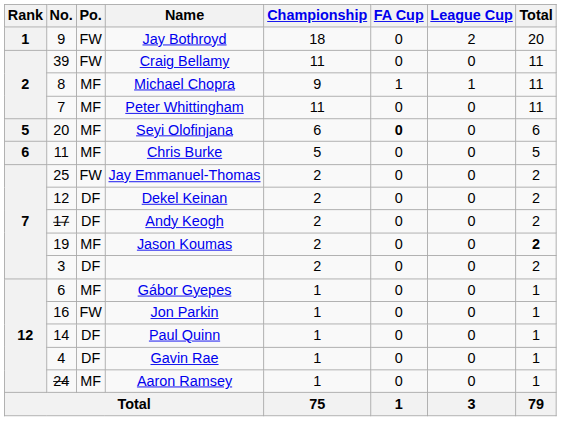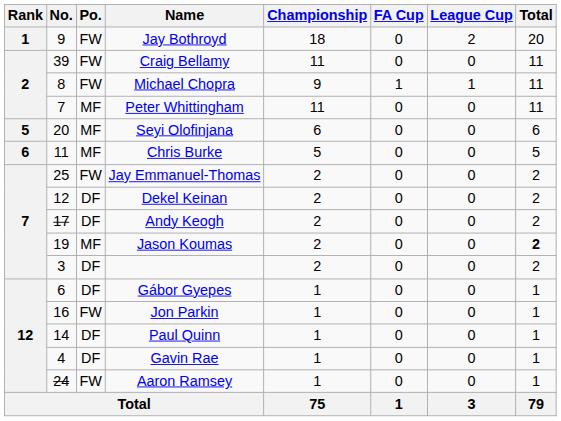(91, 84) MF -> (91, 84) FW
(399, 130) bold -> (399, 130) normal
(91, 289) MF -> (91, 289) DF
(91, 381) MF -> (91, 381) FW
